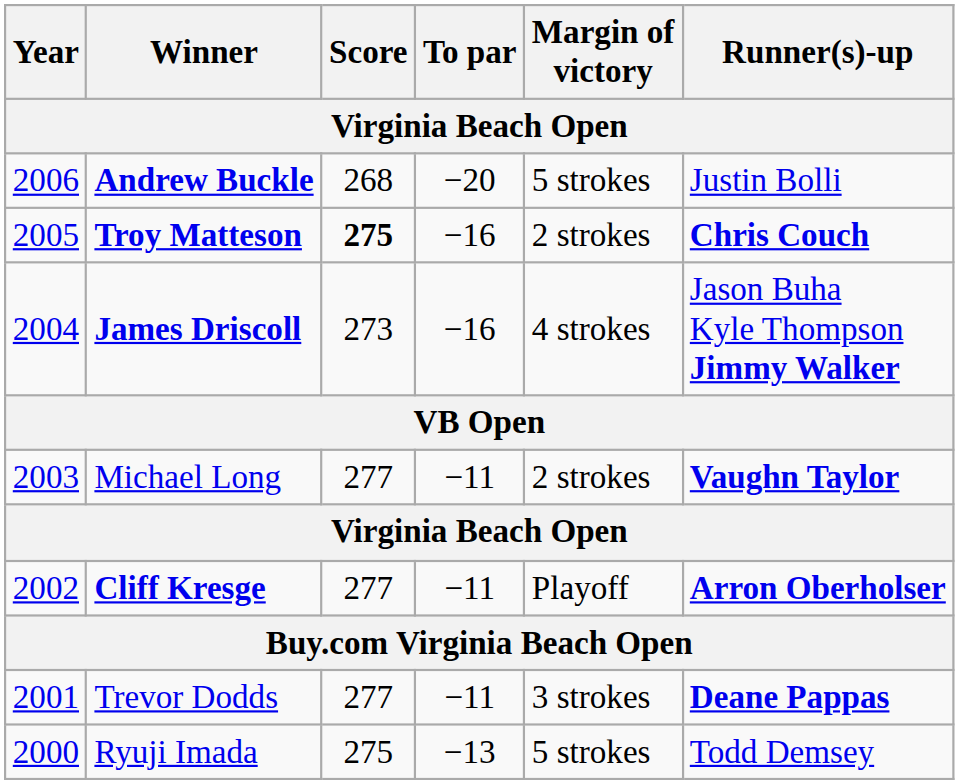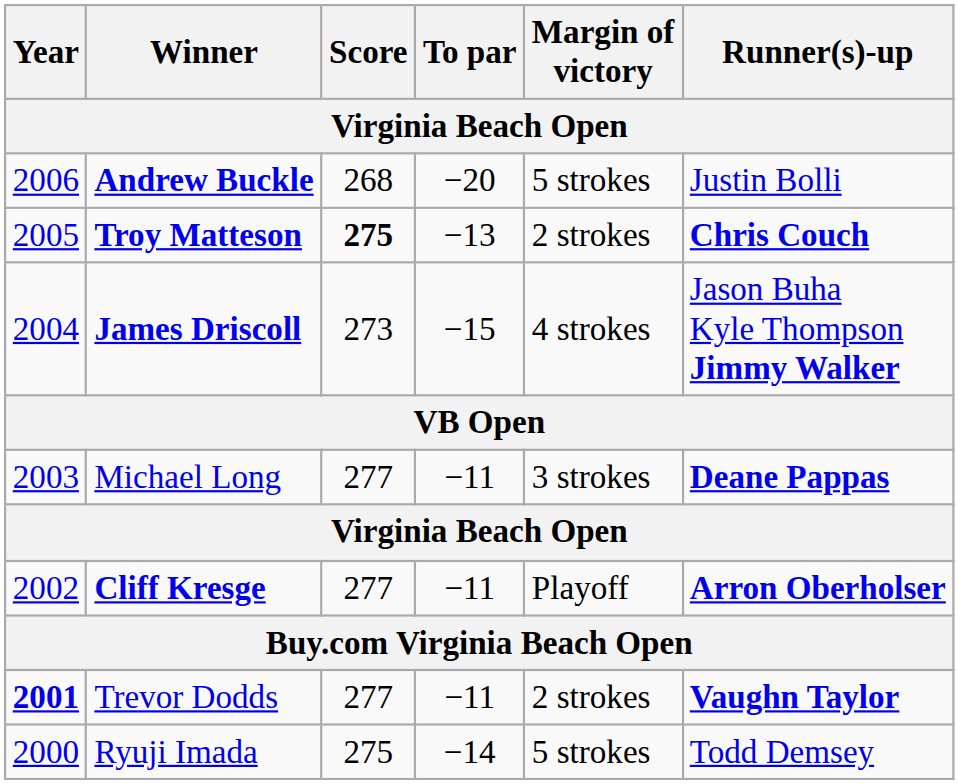(470, 235) −16 -> (470, 235) −13
(470, 329) −16 -> (470, 329) −15
(591, 477) 2 strokes -> (591, 477) 3 strokes
(795, 477) Vaughn Taylor -> (790, 477) Deane Pappas
(46, 696) normal -> (46, 696) bold
(591, 696) 3 strokes -> (591, 696) 2 strokes
(790, 696) Deane Pappas -> (795, 696) Vaughn Taylor
(470, 750) −13 -> (470, 750) −14
